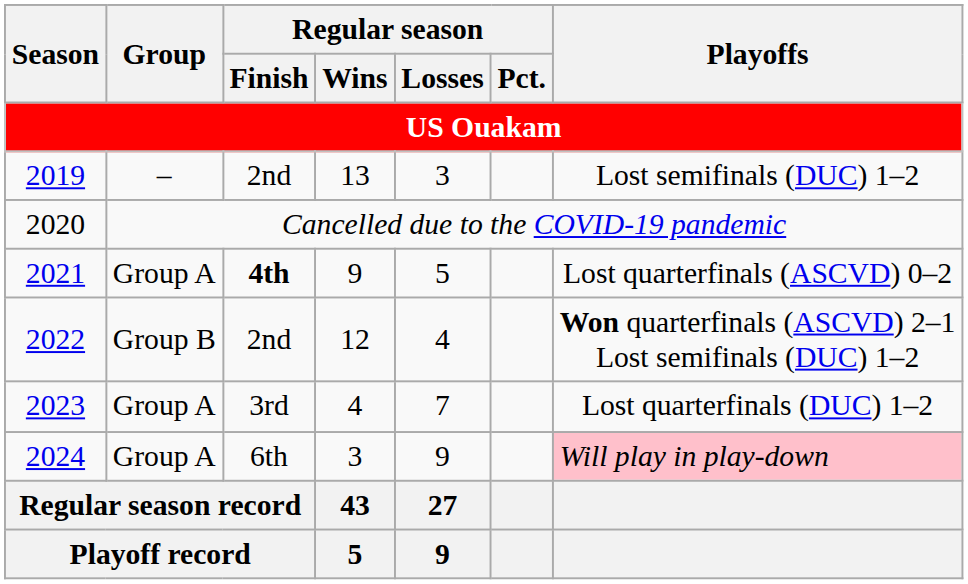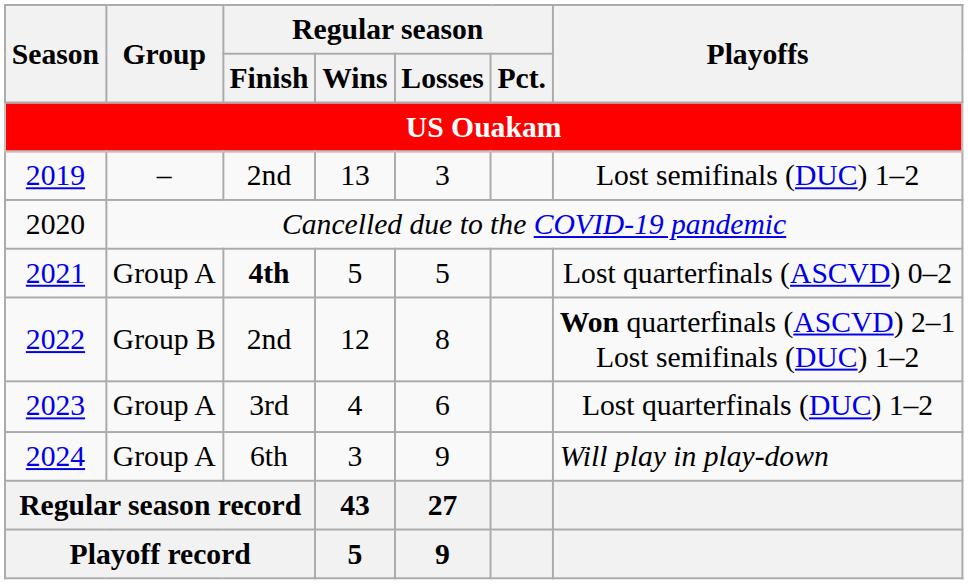(355, 273) 9 -> (355, 273) 5
(443, 339) 4 -> (443, 339) 8
(443, 406) 7 -> (443, 406) 6
(694, 455) pink background -> (694, 455) no background
